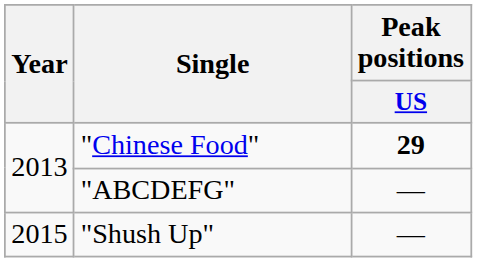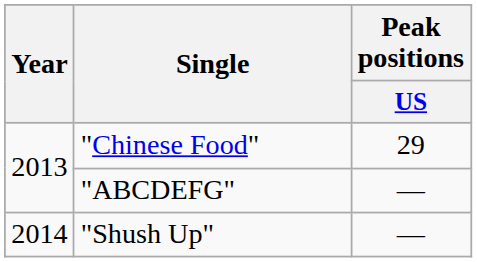(411, 144) bold -> (411, 144) normal
(40, 234) 2015 -> (40, 234) 2014
